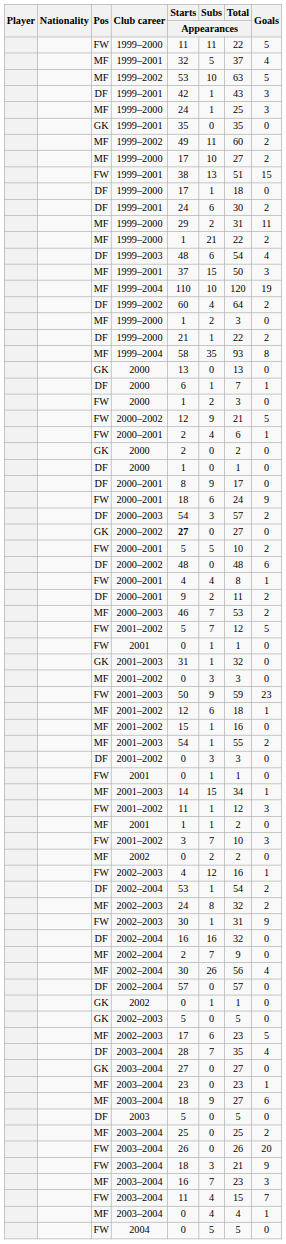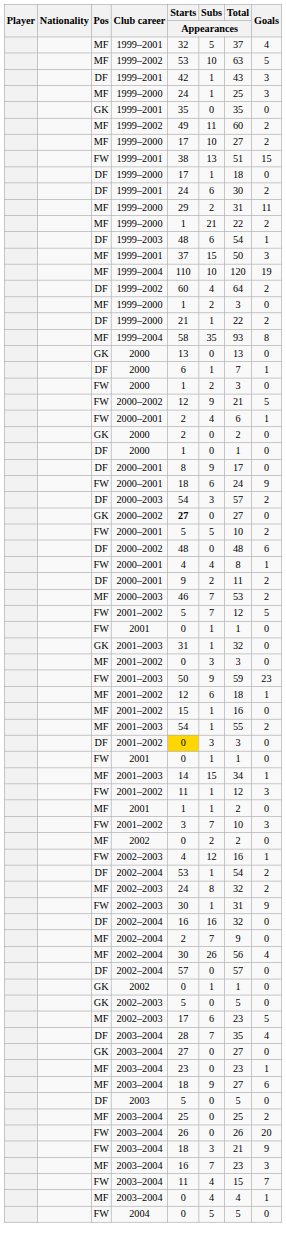- row: (101, 45)
(266, 256) 4 -> (266, 239) 1
(183, 759) no background -> (183, 743) gold background
